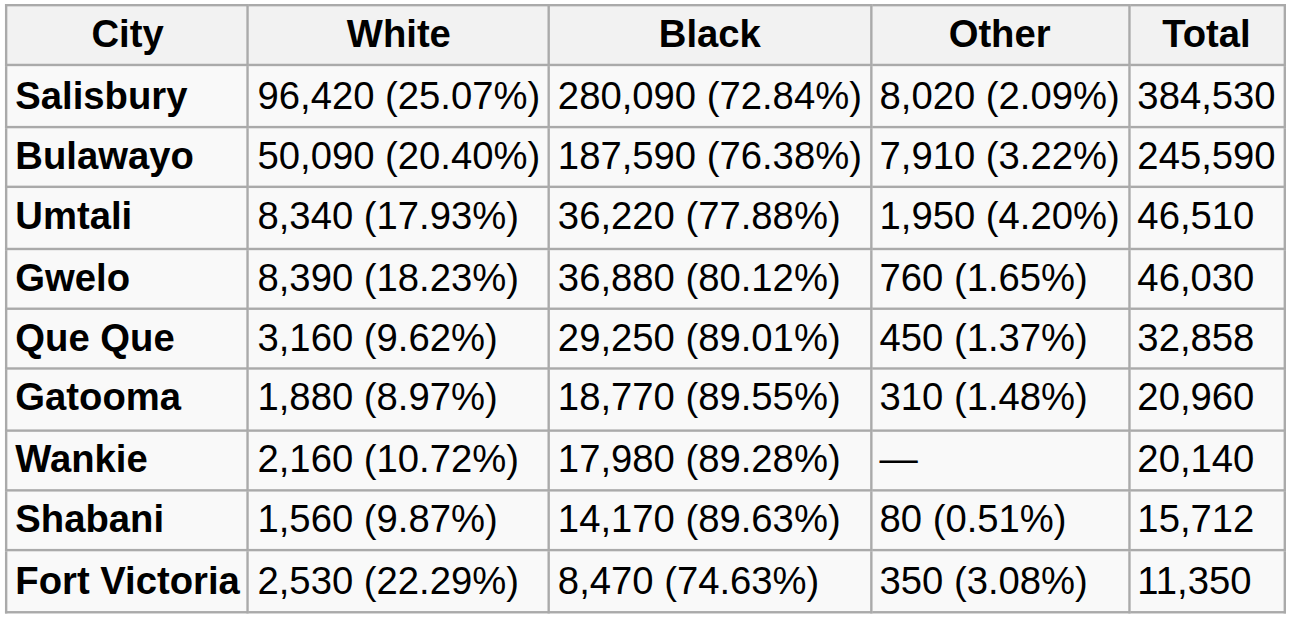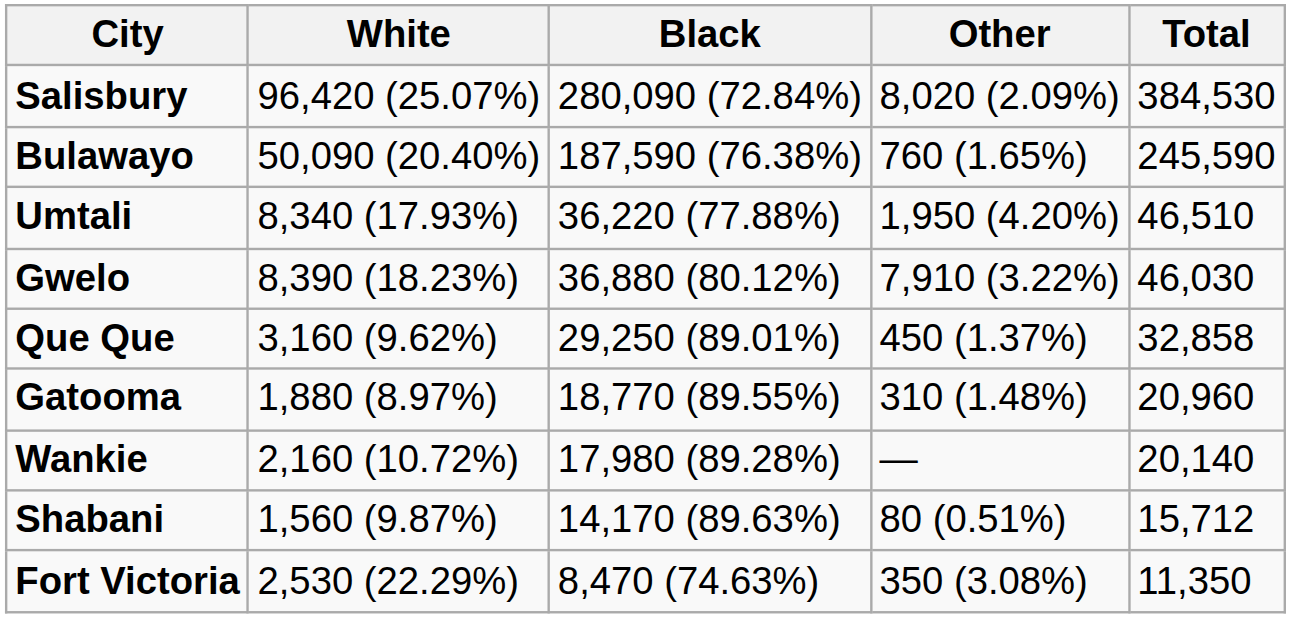(1000, 156) 7,910 (3.22%) -> (984, 156) 760 (1.65%)
(984, 277) 760 (1.65%) -> (1000, 277) 7,910 (3.22%)
